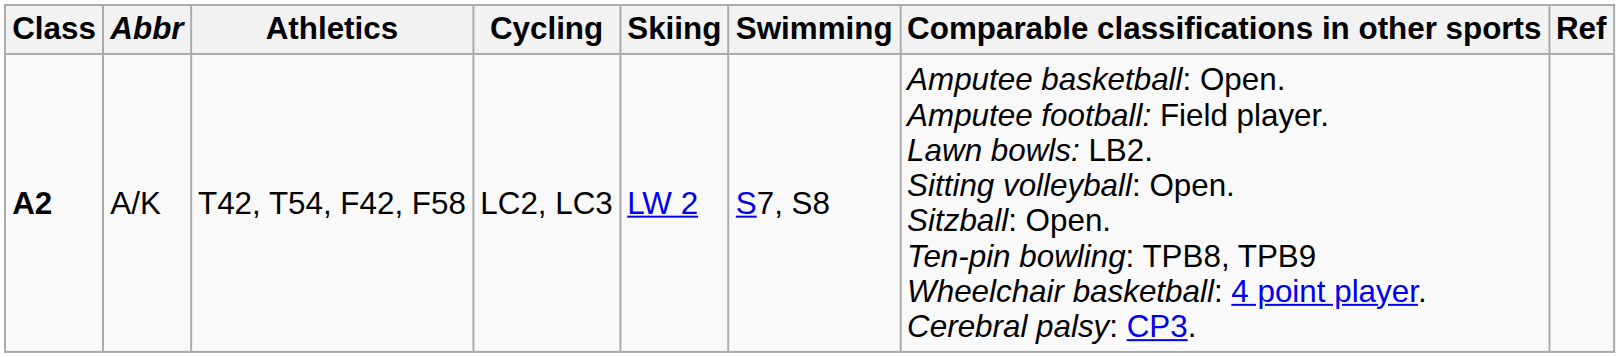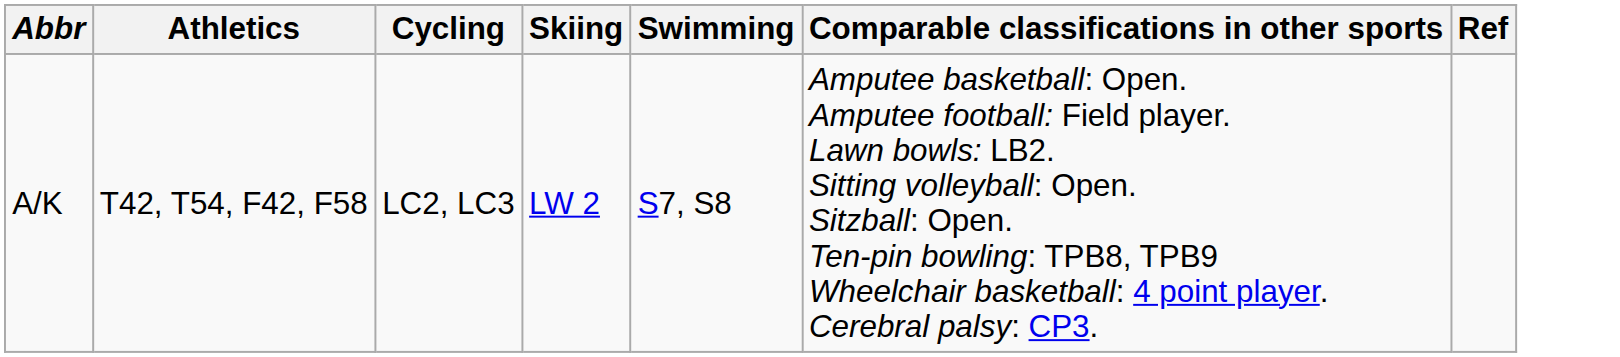- column: (54, 29)
